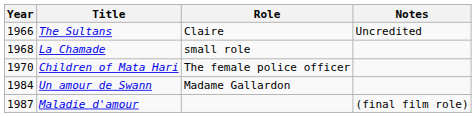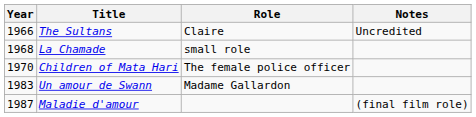(20, 85) 1984 -> (20, 85) 1983
